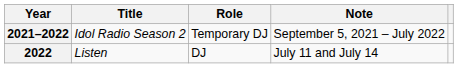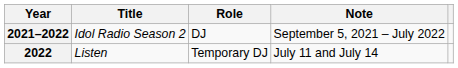(230, 33) Temporary DJ -> (199, 33) DJ
(199, 53) DJ -> (230, 53) Temporary DJ
